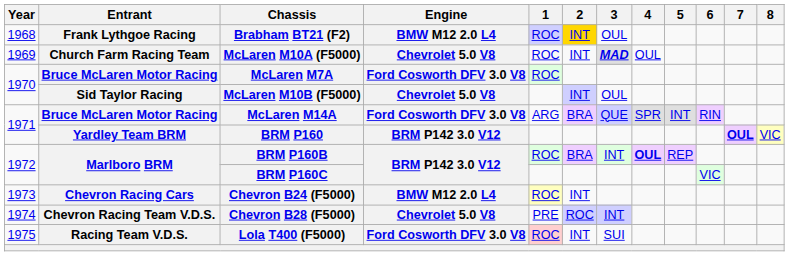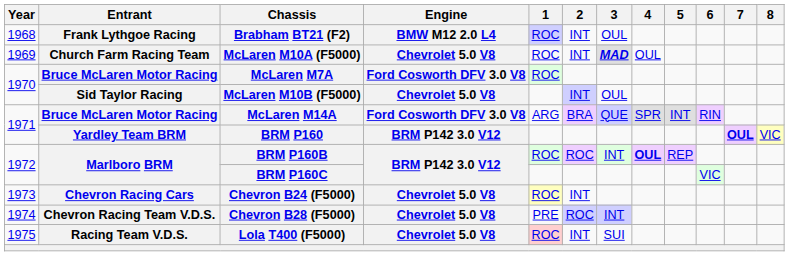(580, 35) gold background -> (580, 35) no background
(580, 155) BRA -> (580, 155) ROC
(446, 195) BMW M12 2.0 L4 -> (446, 195) Chevrolet 5.0 V8
(446, 235) Ford Cosworth DFV 3.0 V8 -> (446, 235) Chevrolet 5.0 V8
